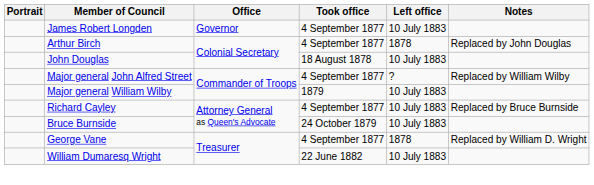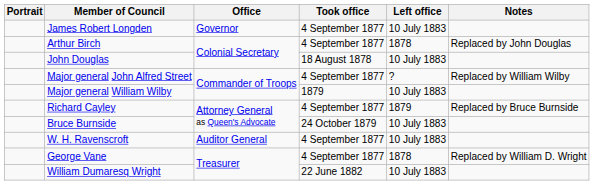(417, 108) 10 July 1883 -> (400, 108) 1879
+ row: (88, 140)
